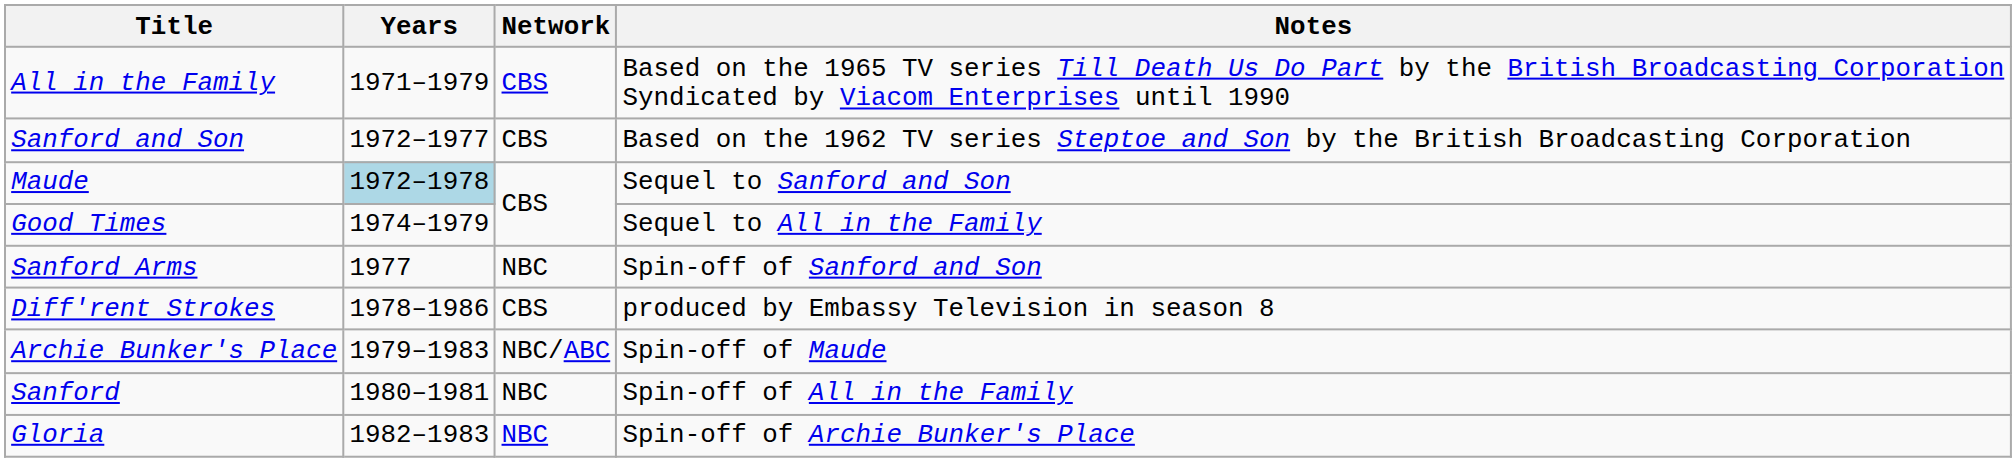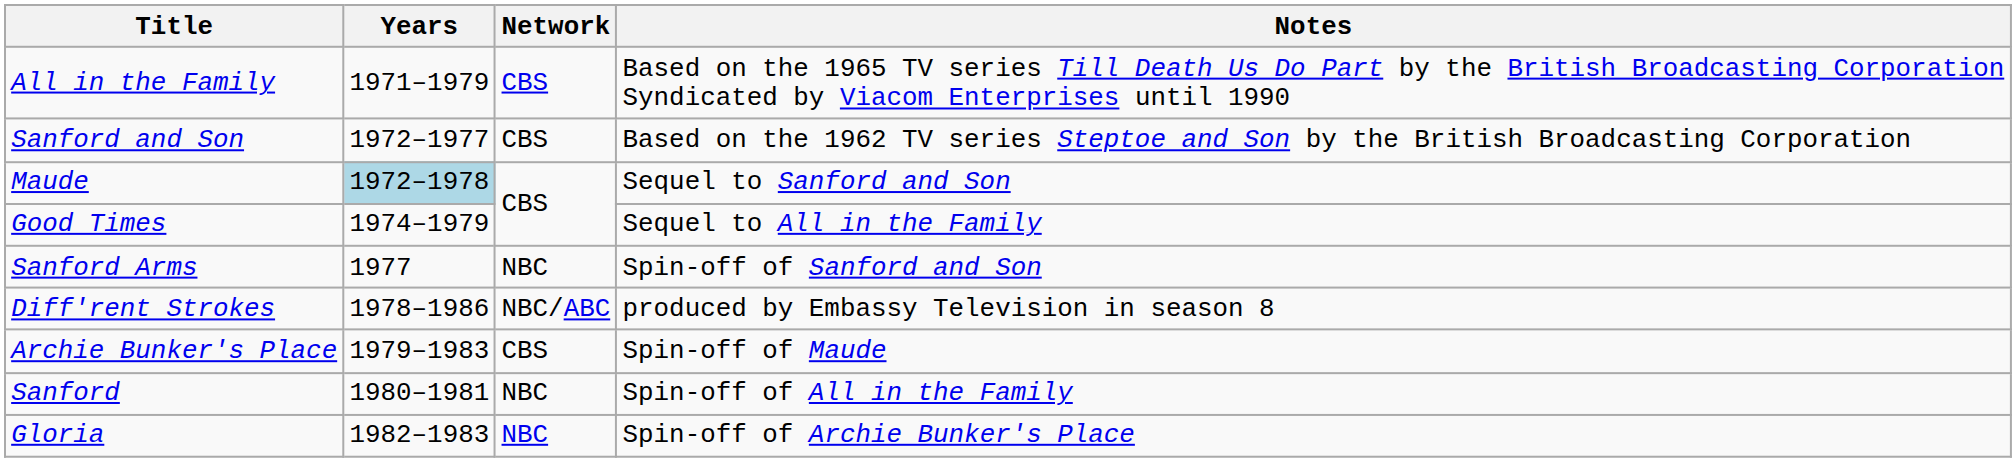(525, 309) CBS -> (556, 309) NBC/ABC
(556, 351) NBC/ABC -> (525, 351) CBS
